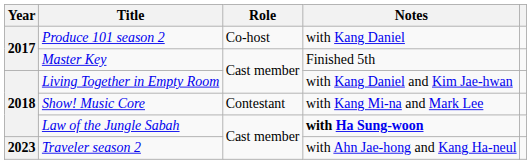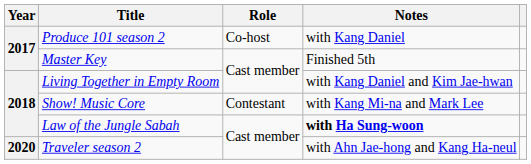(22, 147) 2023 -> (22, 147) 2020
